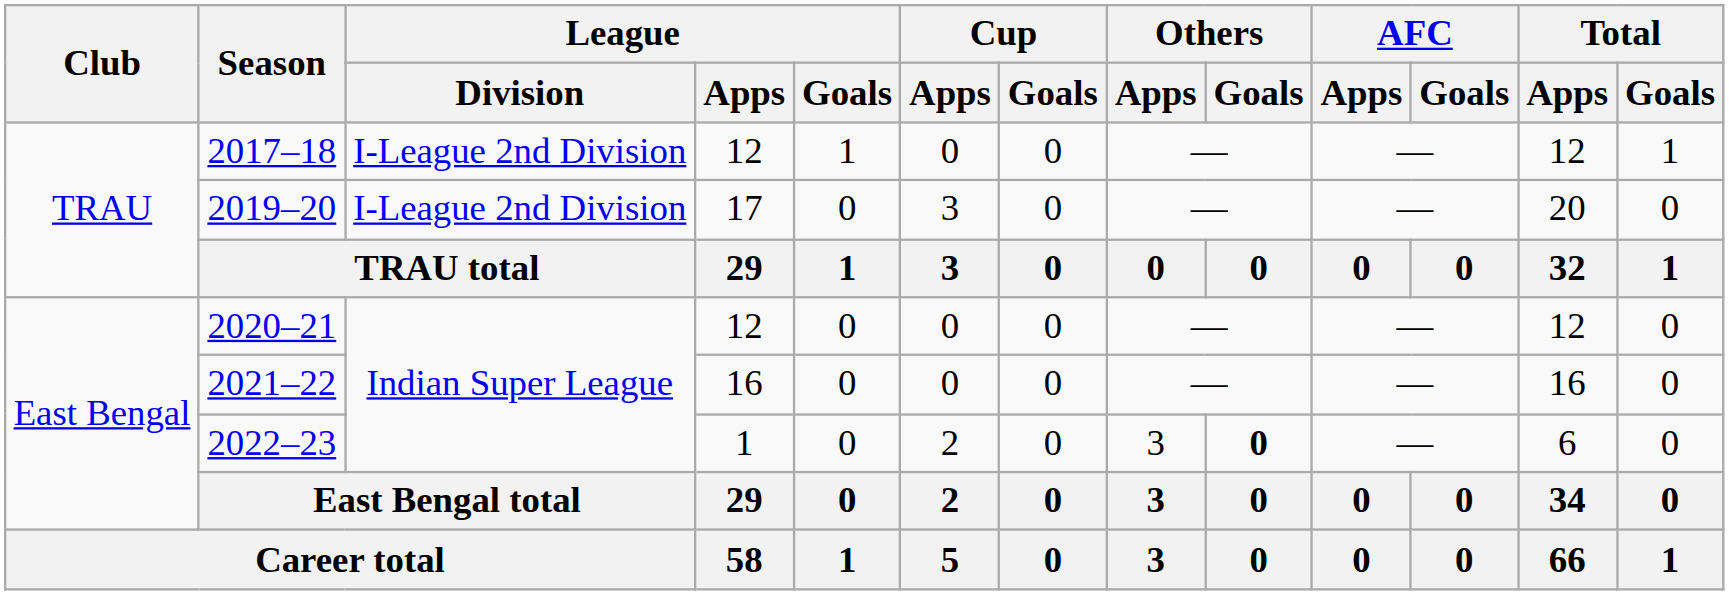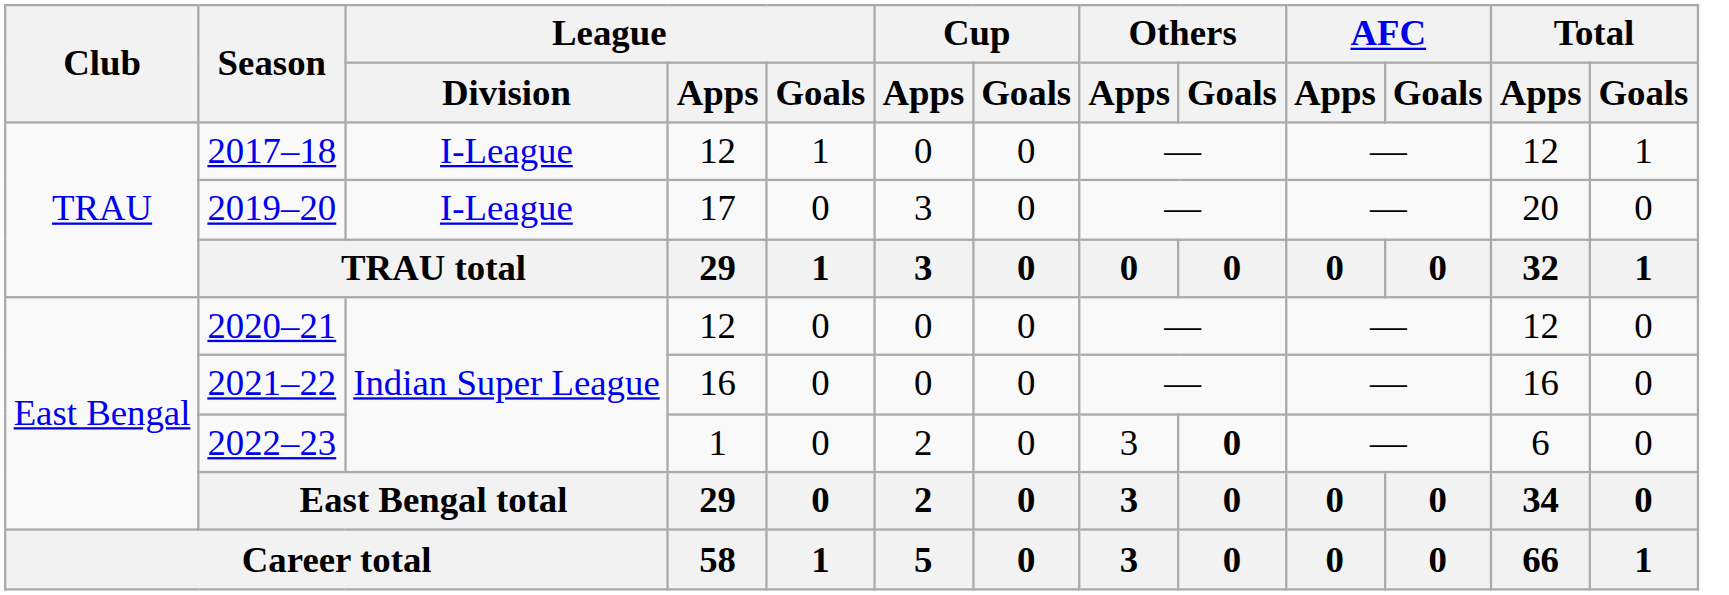(520, 150) I-League 2nd Division -> (506, 150) I-League
(520, 208) I-League 2nd Division -> (506, 208) I-League
